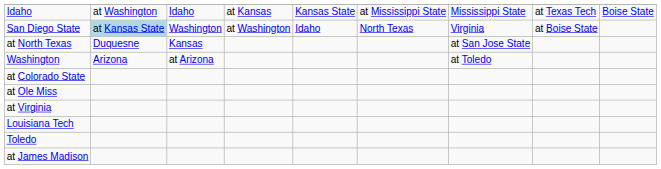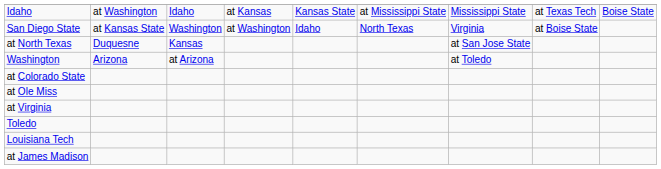(129, 28) lightblue background -> (129, 28) no background
rows swapped: (21, 140) <-> (40, 124)
